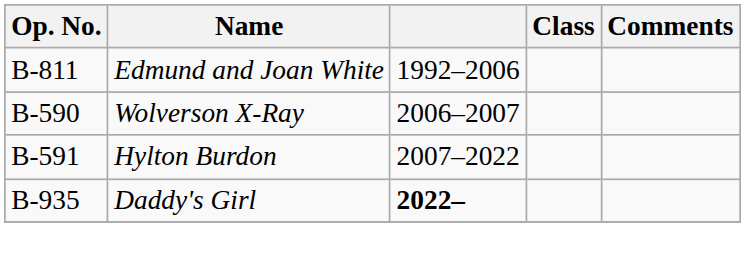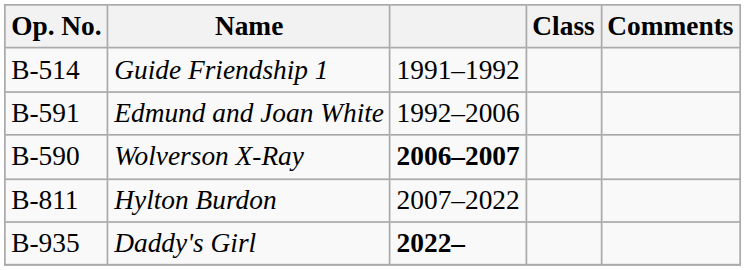+ row: (221, 69)
(45, 69) B-811 -> (45, 112) B-591
(458, 112) normal -> (458, 156) bold
(45, 156) B-591 -> (45, 199) B-811
